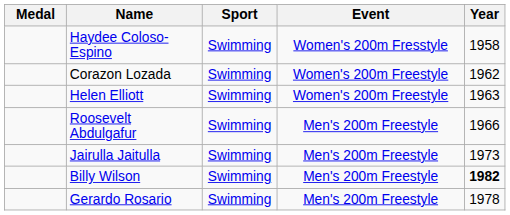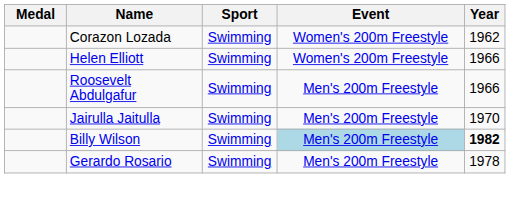- row: (119, 44)
(484, 96) 1963 -> (484, 59) 1966
(484, 155) 1973 -> (484, 118) 1970
(371, 177) no background -> (371, 140) lightblue background
